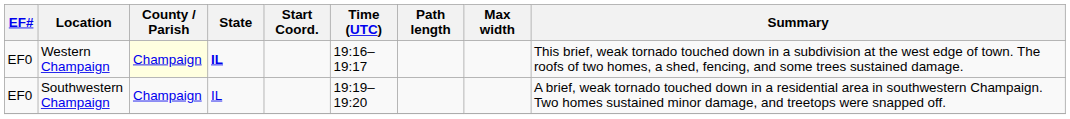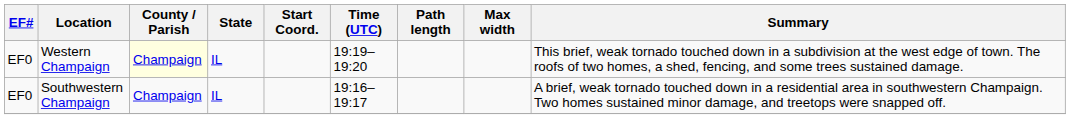(217, 59) bold -> (217, 59) normal
(354, 59) 19:16–19:17 -> (354, 59) 19:19–19:20
(354, 95) 19:19–19:20 -> (354, 95) 19:16–19:17
